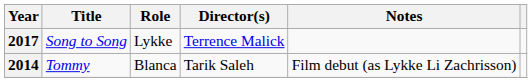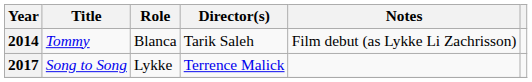rows swapped: (23, 65) <-> (23, 41)
